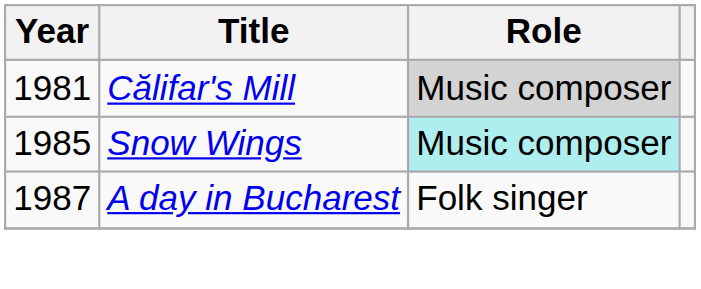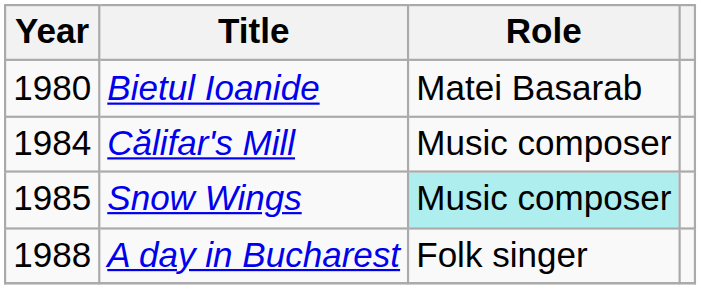+ row: (213, 87)
(52, 87) 1981 -> (52, 143) 1984
(544, 87) lightgrey background -> (544, 143) no background
(52, 198) 1987 -> (52, 254) 1988
